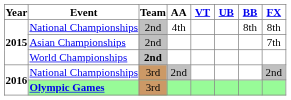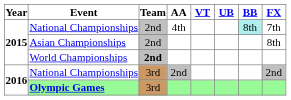(250, 27) no background -> (250, 27) paleturquoise background
(274, 27) 8th -> (274, 27) 7th
(274, 42) 7th -> (274, 42) 8th
